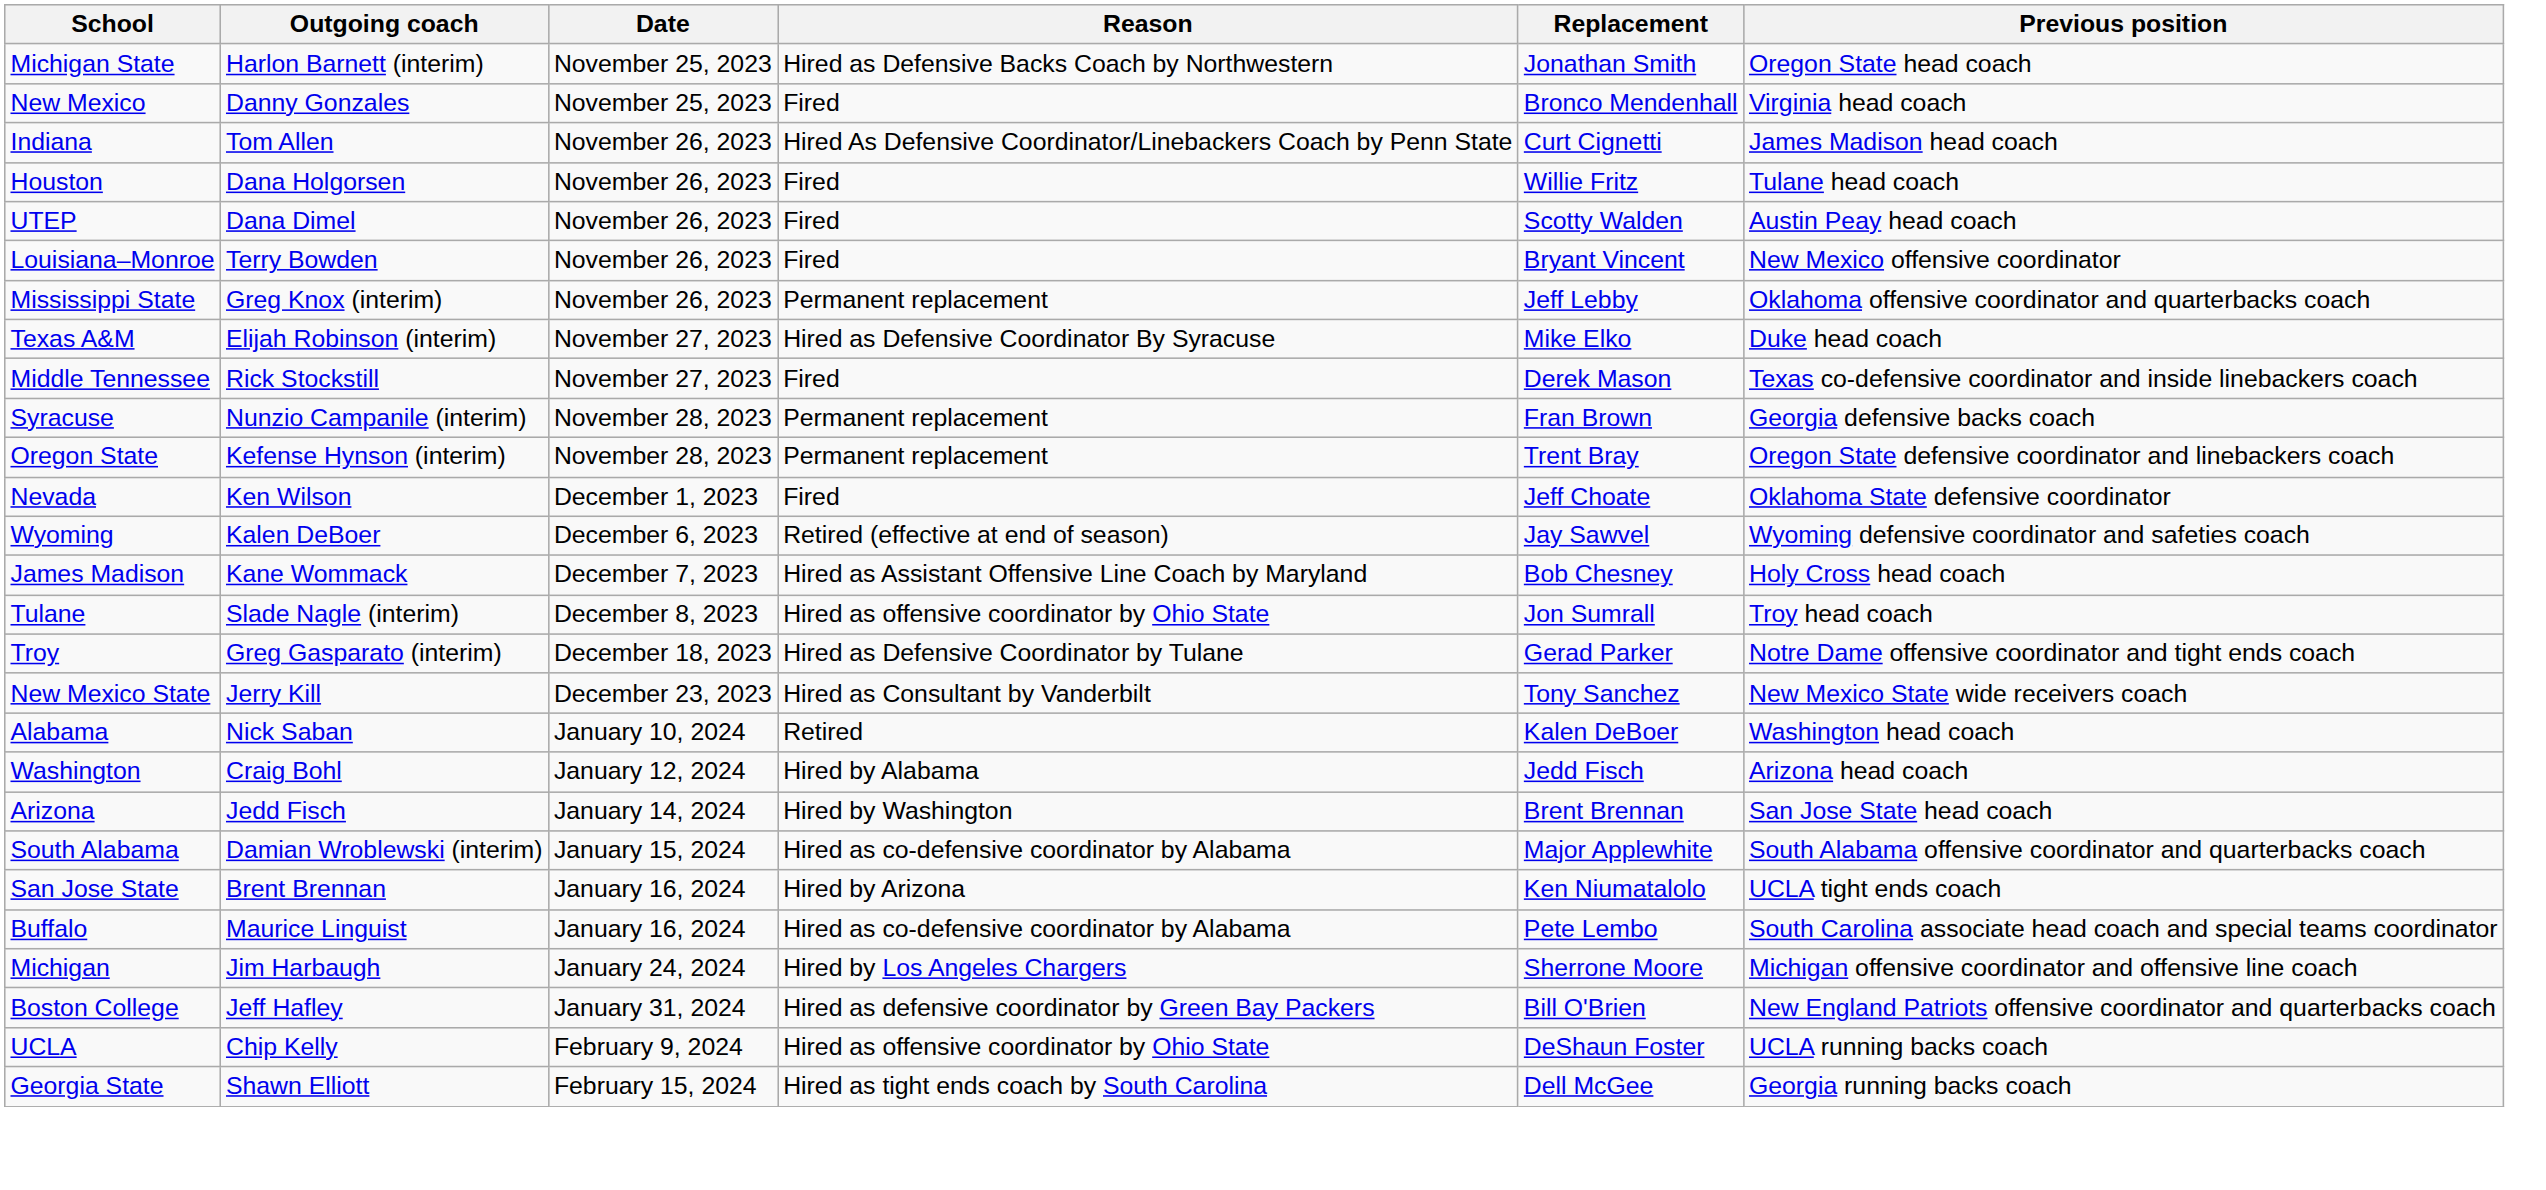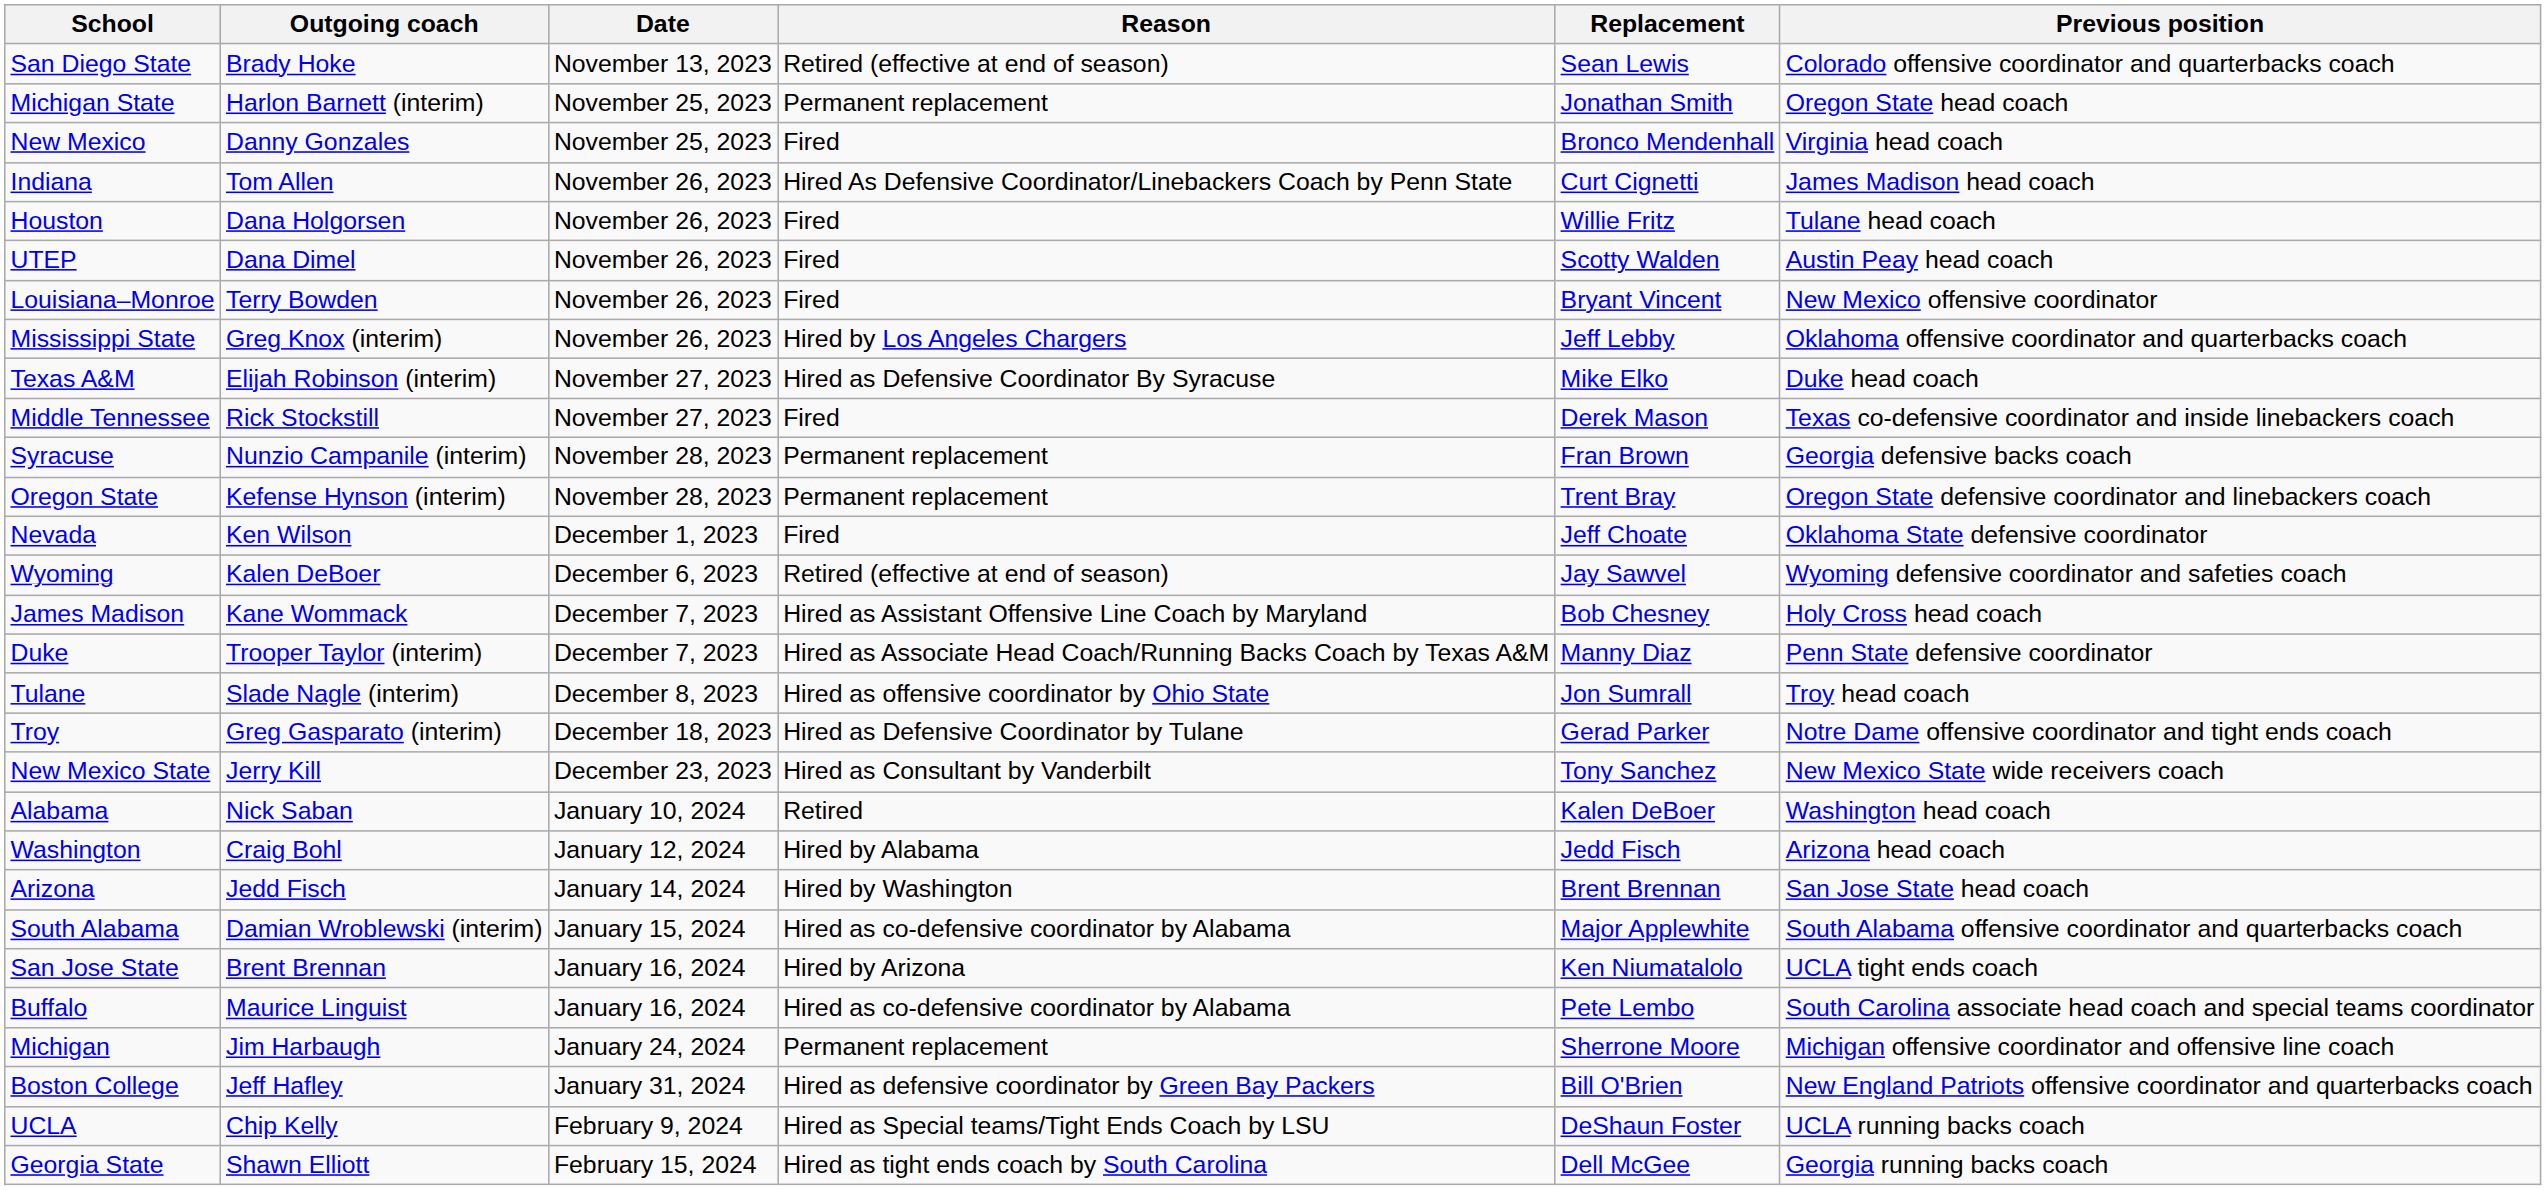+ row: (101, 63)
(1058, 63) Hired as Defensive Backs Coach by Northwestern -> (916, 102) Permanent replacement
(916, 299) Permanent replacement -> (955, 338) Hired by Los Angeles Chargers
+ row: (39, 653)
(955, 968) Hired by Los Angeles Chargers -> (916, 1046) Permanent replacement
(1026, 1046) Hired as offensive coordinator by Ohio State -> (1056, 1125) Hired as Special teams/Tight Ends Coach by LSU
